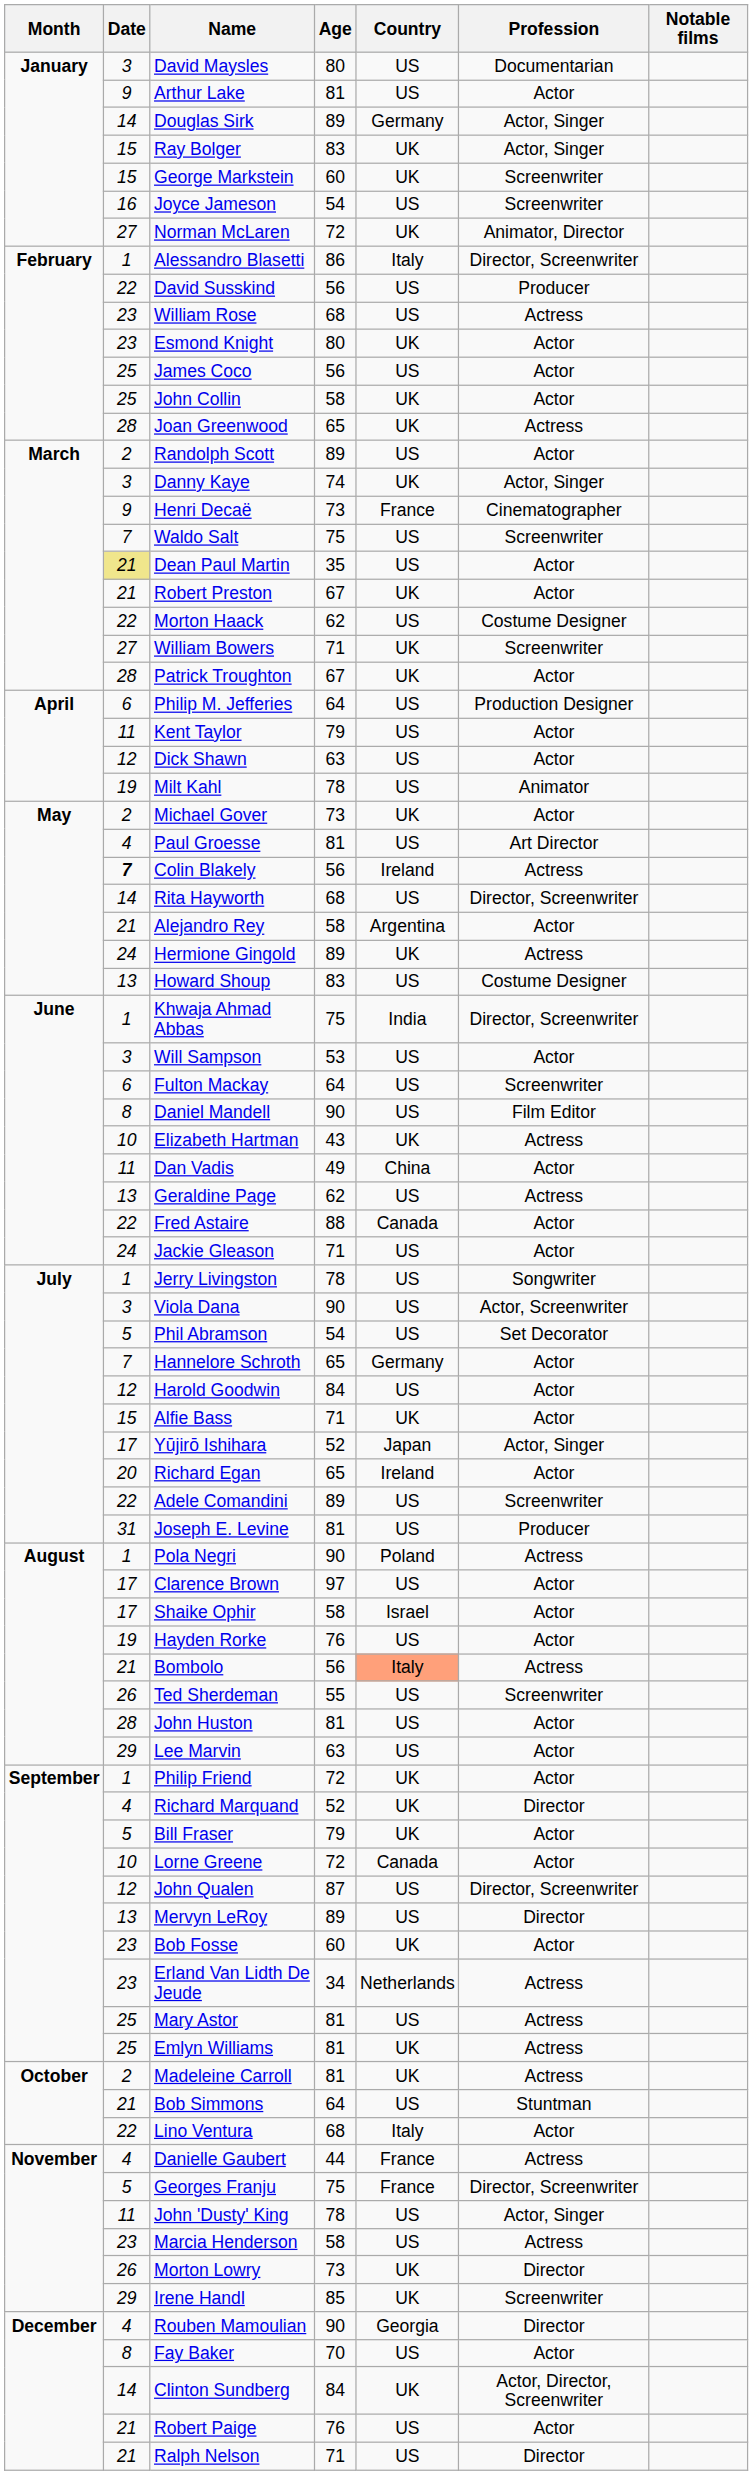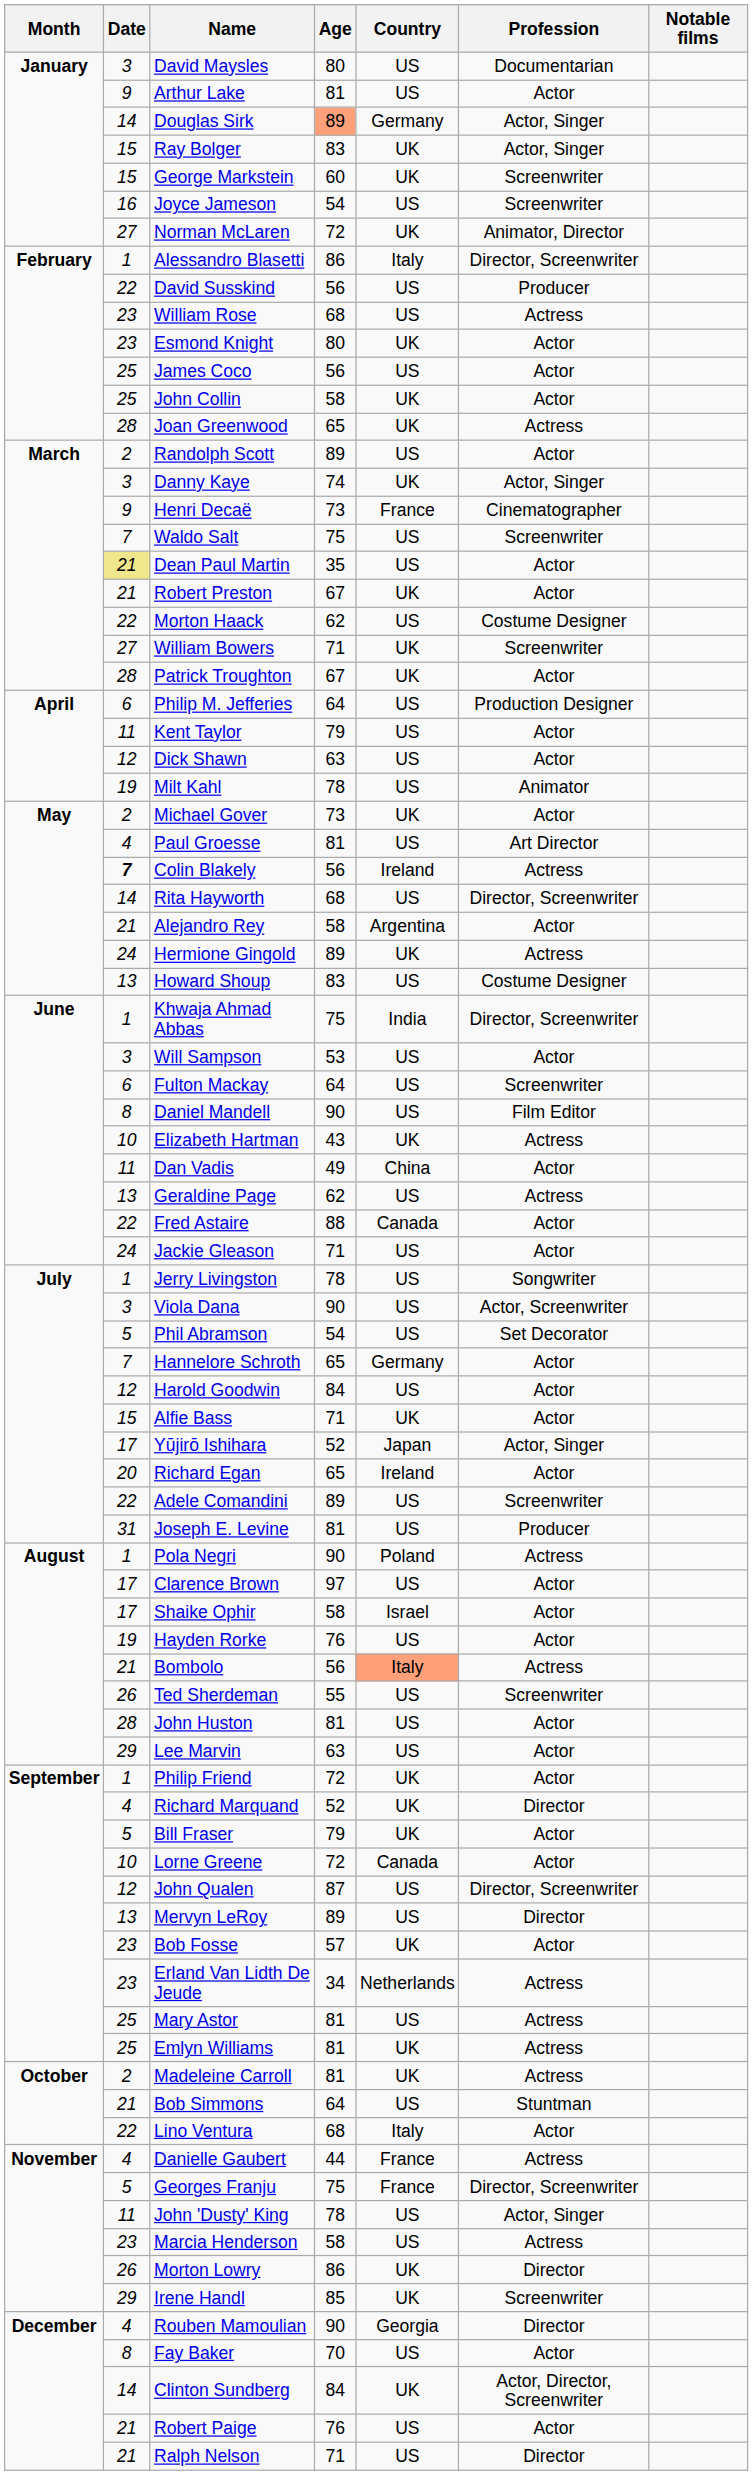(335, 122) no background -> (335, 122) lightsalmon background
(335, 1945) 60 -> (335, 1945) 57
(335, 2270) 73 -> (335, 2270) 86
